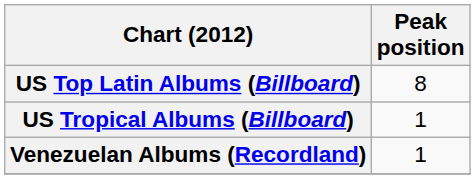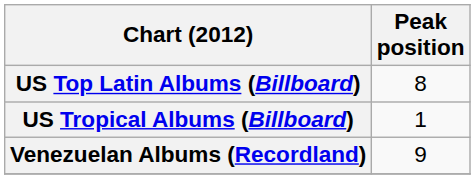(421, 155) 1 -> (421, 155) 9
